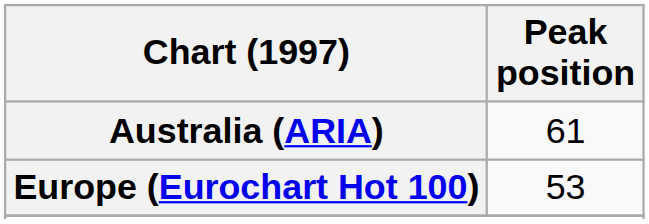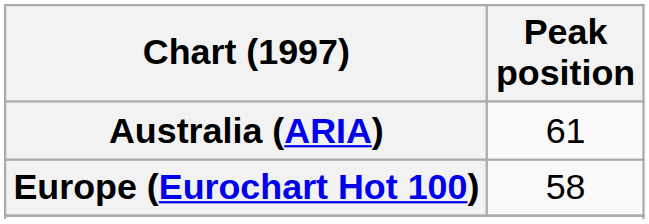(566, 186) 53 -> (566, 186) 58
